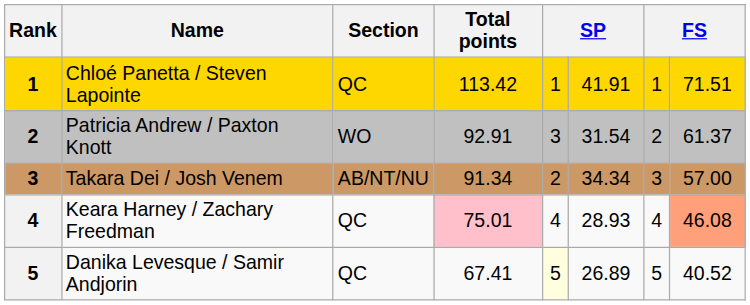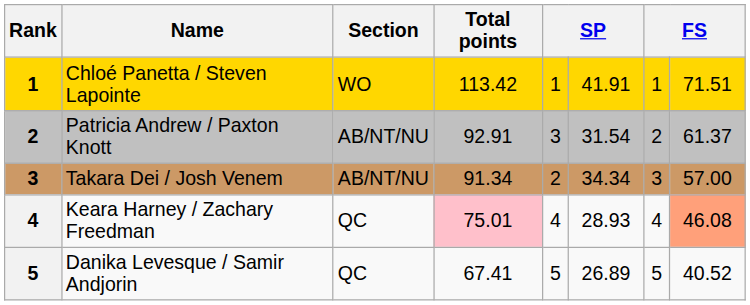(353, 83) QC -> (355, 83) WO
(355, 136) WO -> (383, 136) AB/NT/NU
(555, 273) lightyellow background -> (555, 273) no background
